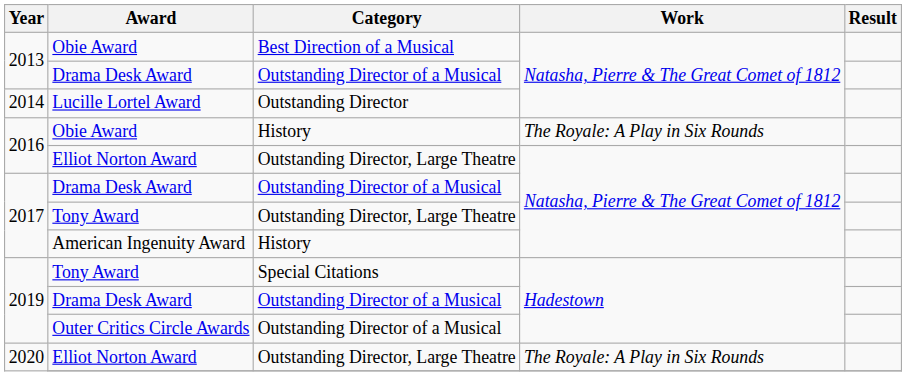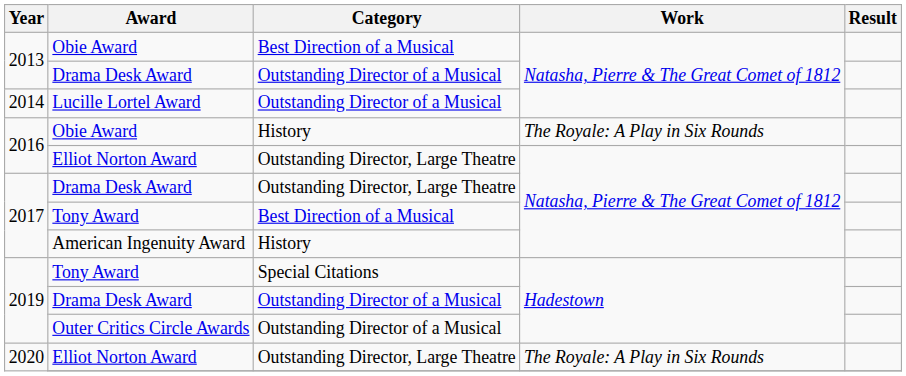(333, 103) Outstanding Director -> (380, 103) Outstanding Director of a Musical
(380, 187) Outstanding Director of a Musical -> (387, 187) Outstanding Director, Large Theatre
(387, 215) Outstanding Director, Large Theatre -> (356, 215) Best Direction of a Musical
